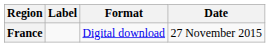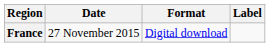columns swapped: (216, 13) <-> (63, 13)
